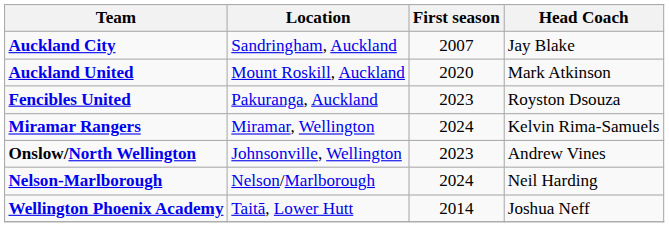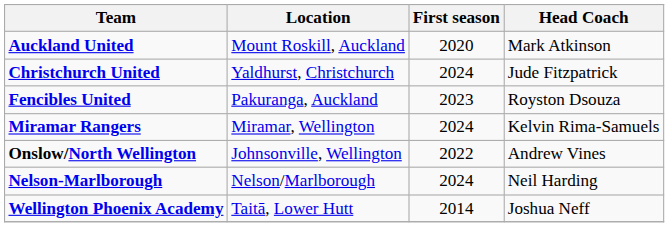- row: (62, 45)
+ row: (84, 72)
(456, 153) 2023 -> (456, 153) 2022
